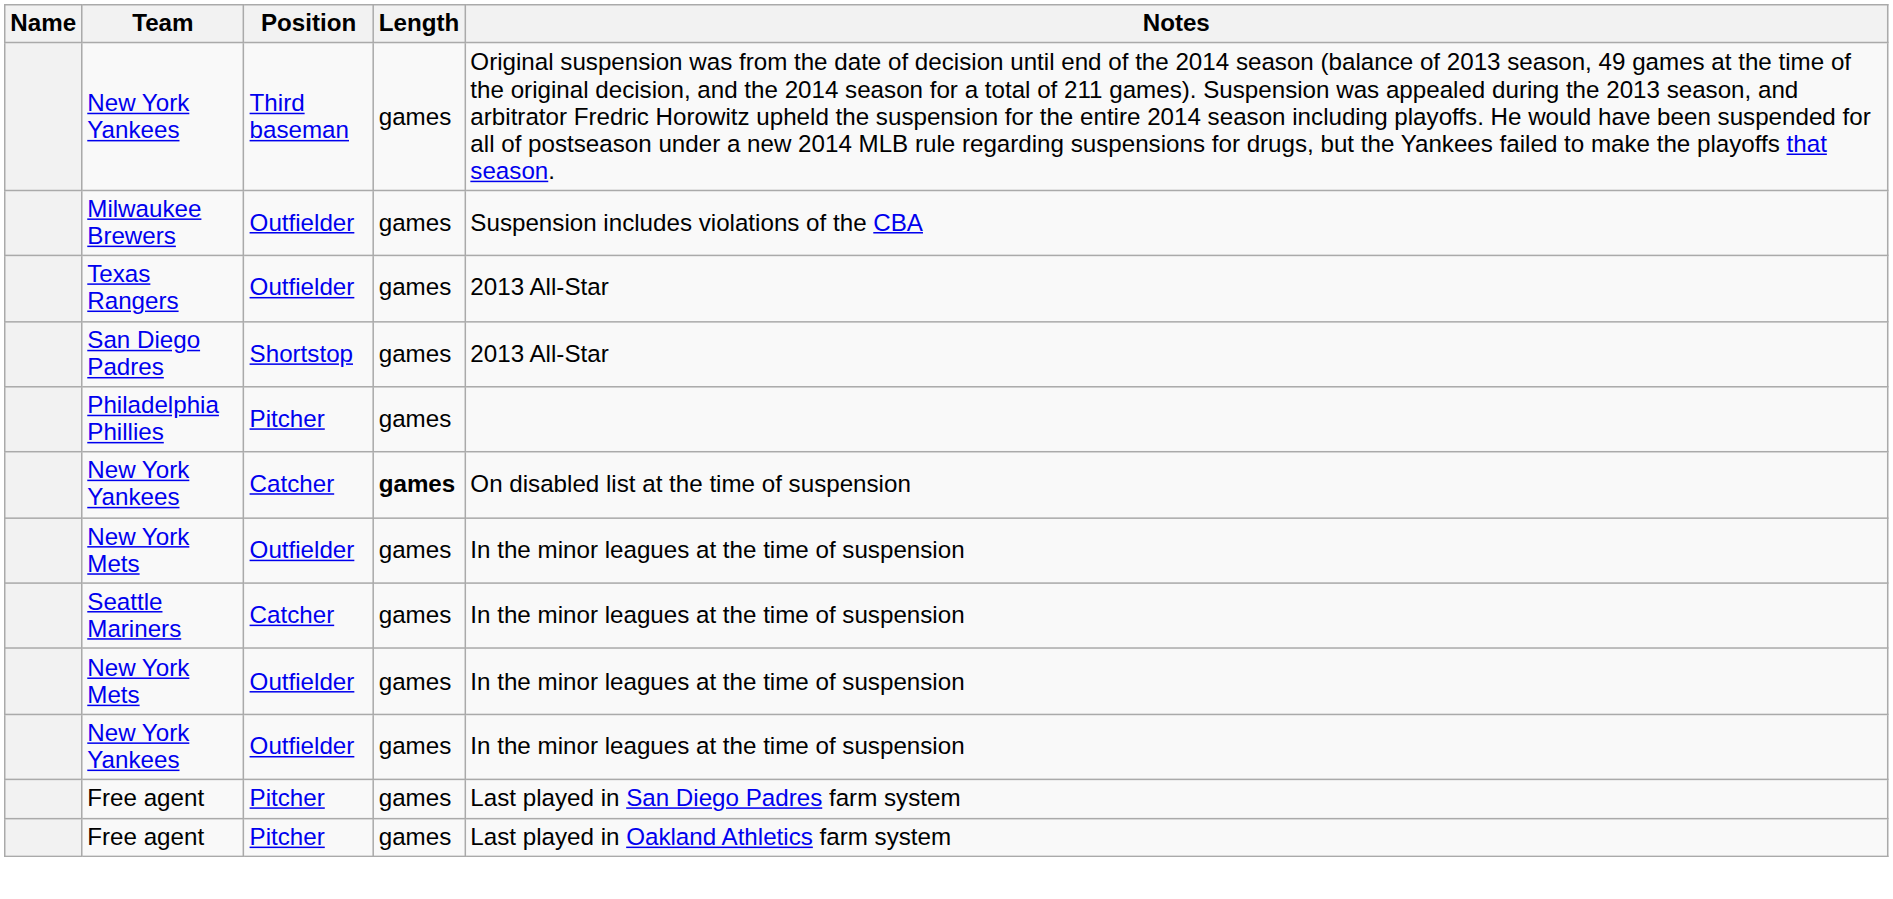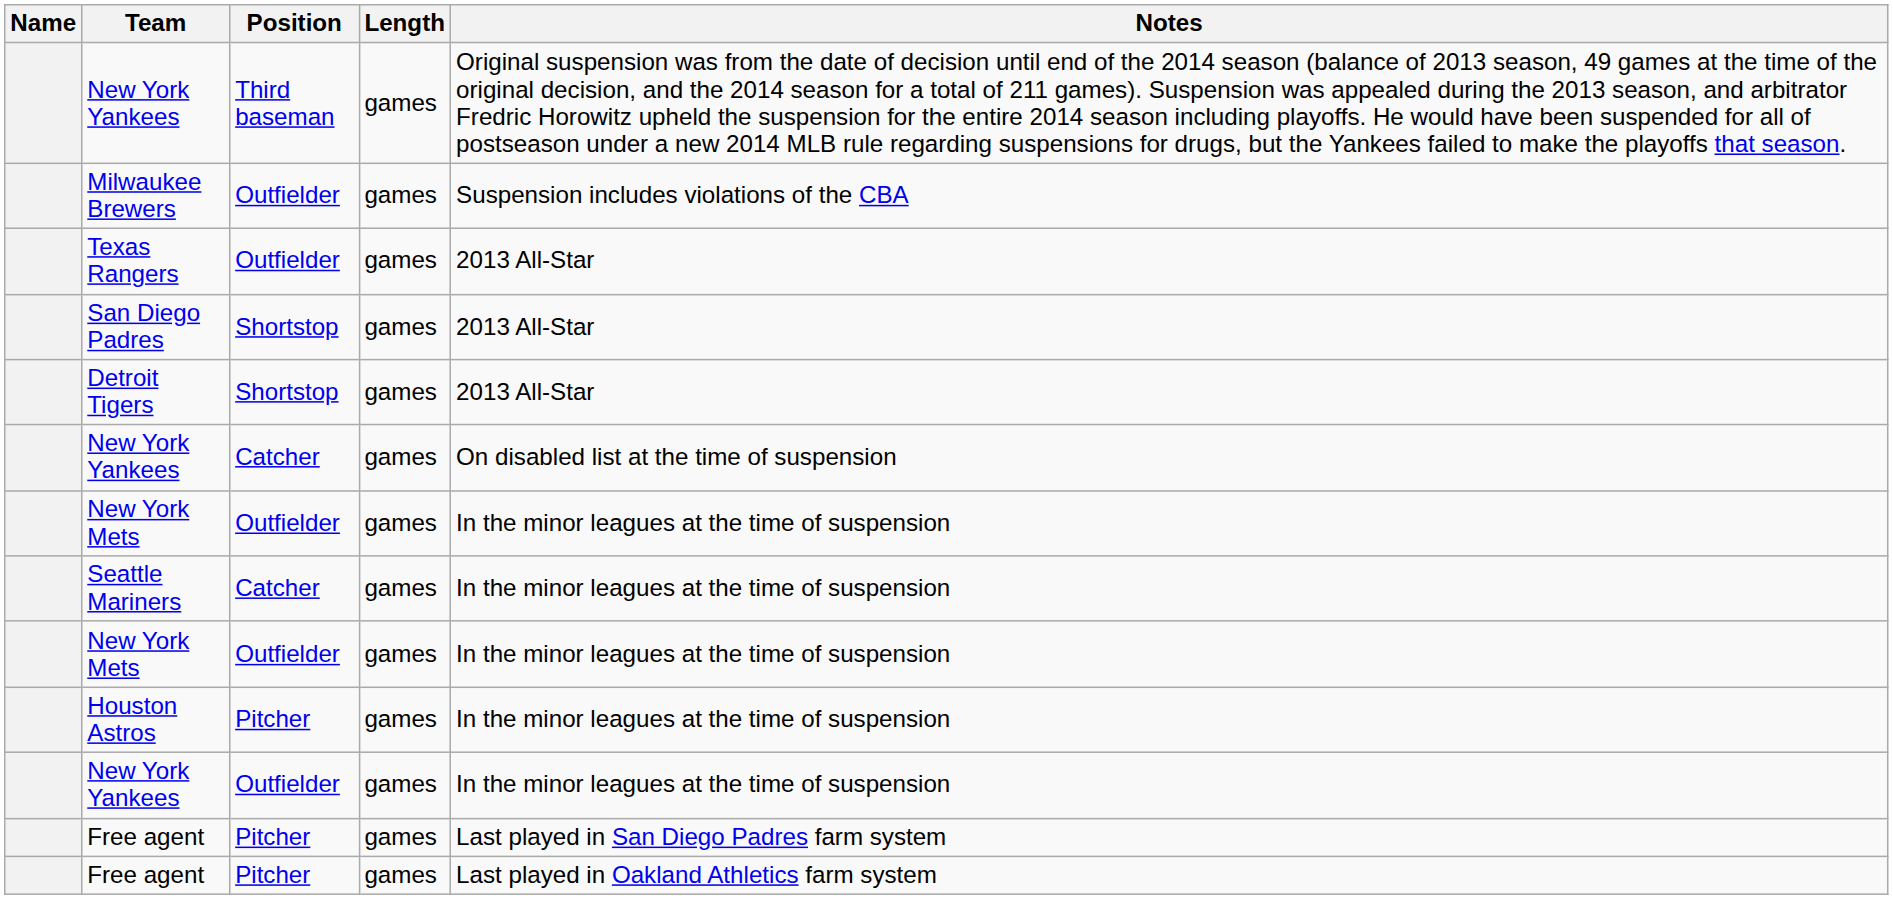+ row: (123, 391)
- row: (153, 419)
(417, 484) bold -> (401, 457) normal
+ row: (132, 719)
